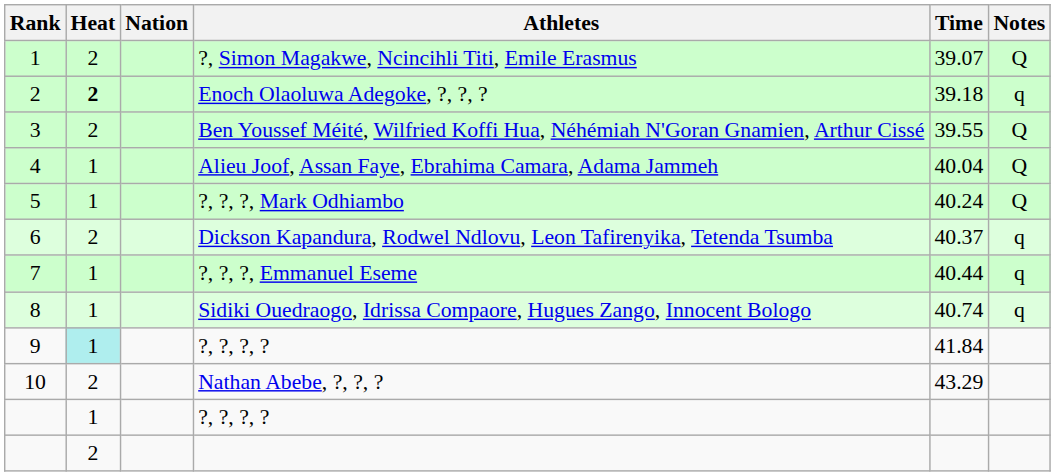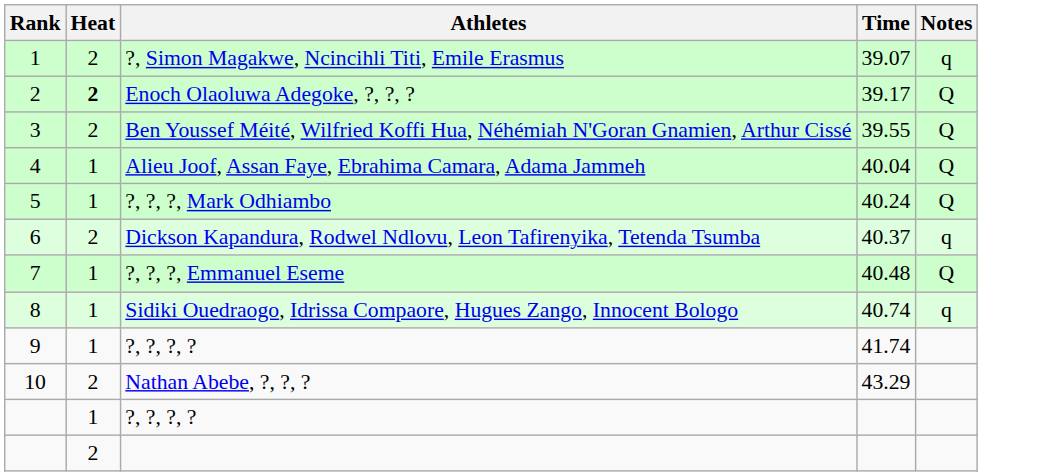- column: (157, 22)
(1019, 58) Q -> (946, 58) q
(959, 94) 39.18 -> (886, 94) 39.17
(1019, 94) q -> (946, 94) Q
(959, 273) 40.44 -> (886, 273) 40.48
(1019, 273) q -> (946, 273) Q
(93, 345) paleturquoise background -> (93, 345) no background
(959, 345) 41.84 -> (886, 345) 41.74
